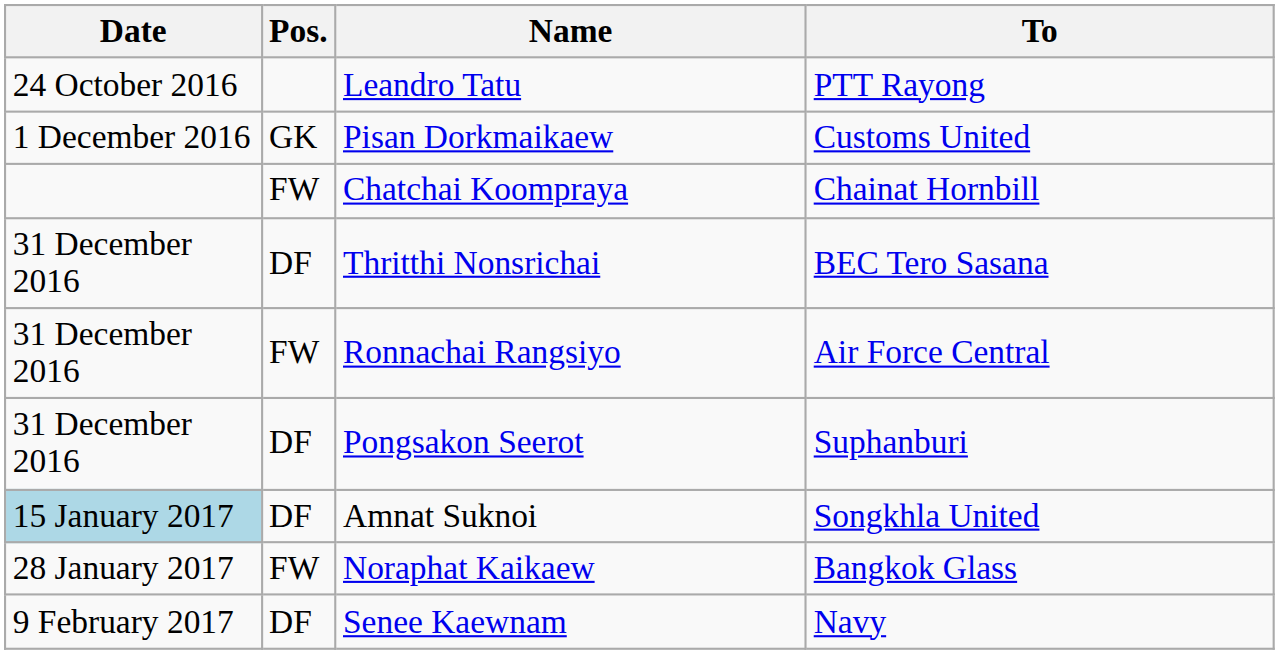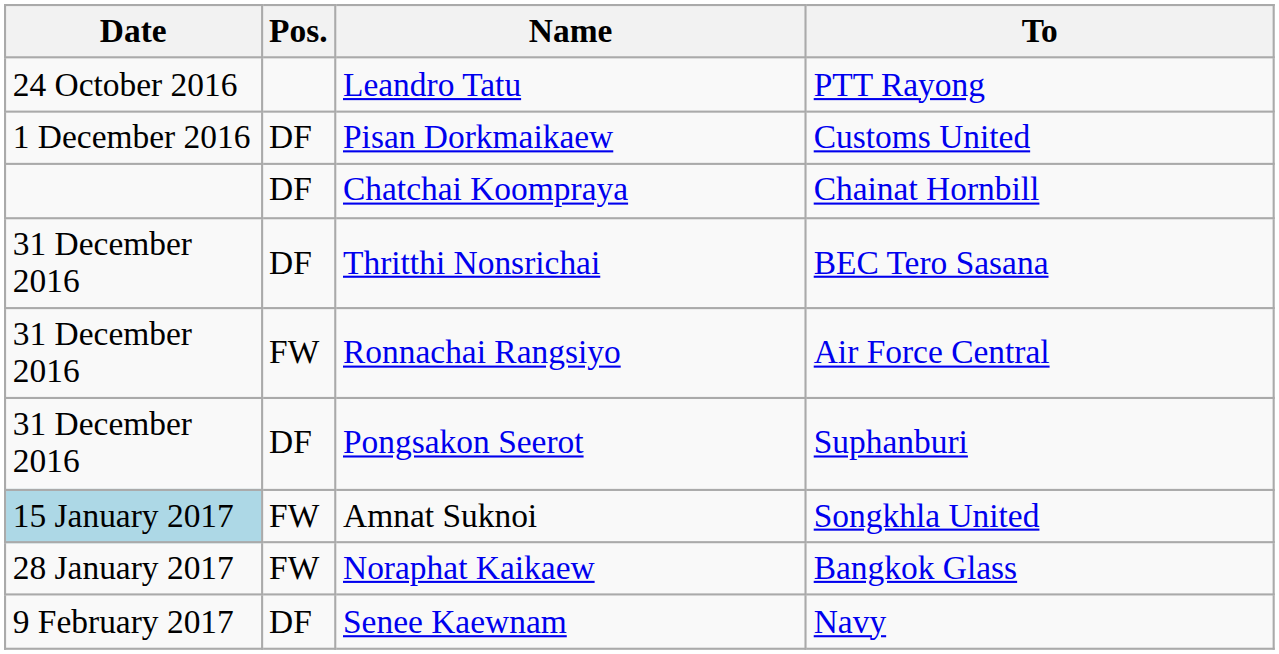(293, 137) GK -> (290, 137) DF
(294, 190) FW -> (290, 190) DF
(290, 515) DF -> (294, 515) FW
